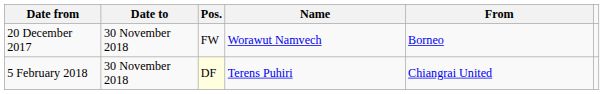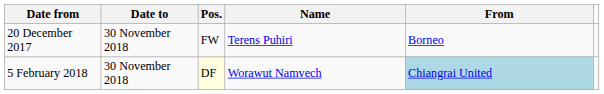(275, 40) Worawut Namvech -> (260, 40) Terens Puhiri
(260, 73) Terens Puhiri -> (275, 73) Worawut Namvech
(450, 73) no background -> (450, 73) lightblue background
